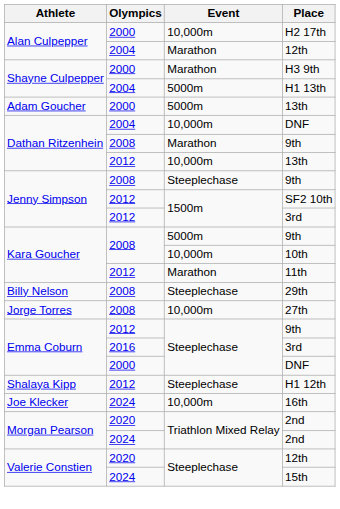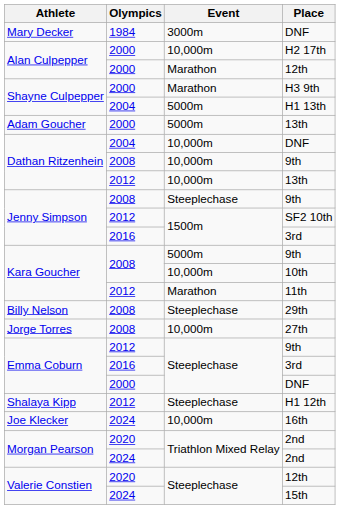+ row: (40, 32)
(122, 50) 2004 -> (122, 69) 2000
(192, 143) Marathon -> (190, 161) 10,000m
(122, 217) 2012 -> (122, 236) 2016
